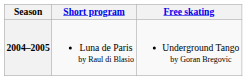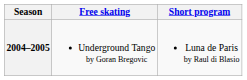columns swapped: (94, 12) <-> (189, 12)
